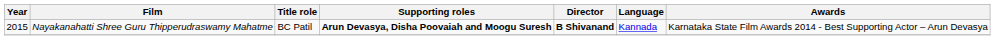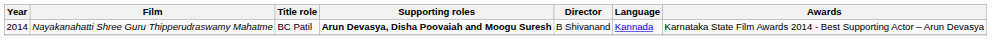(17, 27) 2015 -> (17, 27) 2014
(585, 27) bold -> (583, 27) normal
